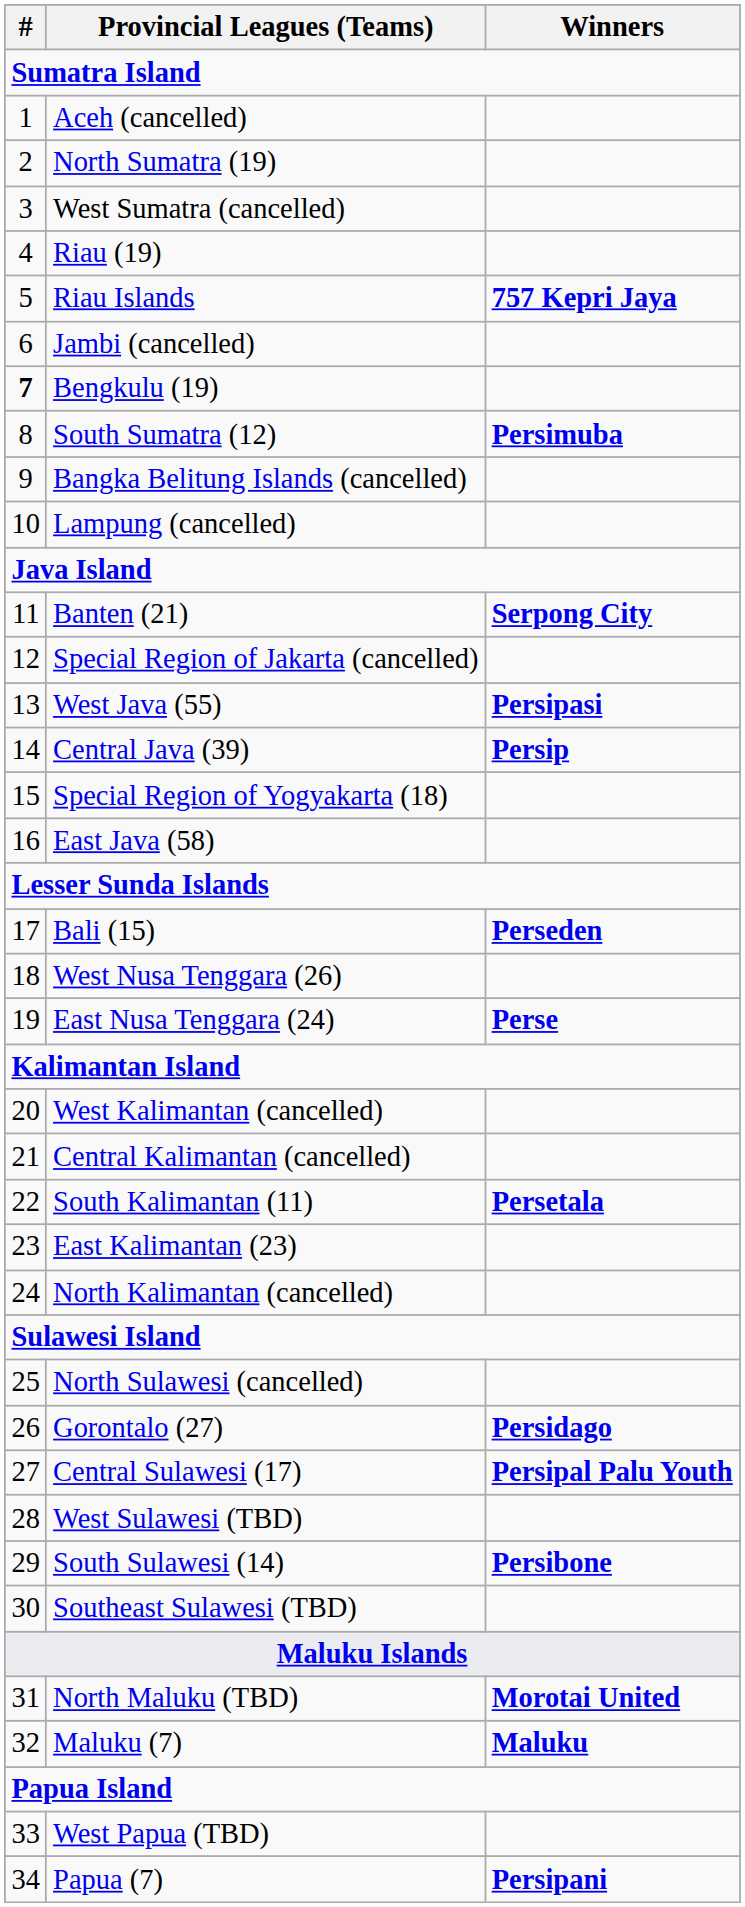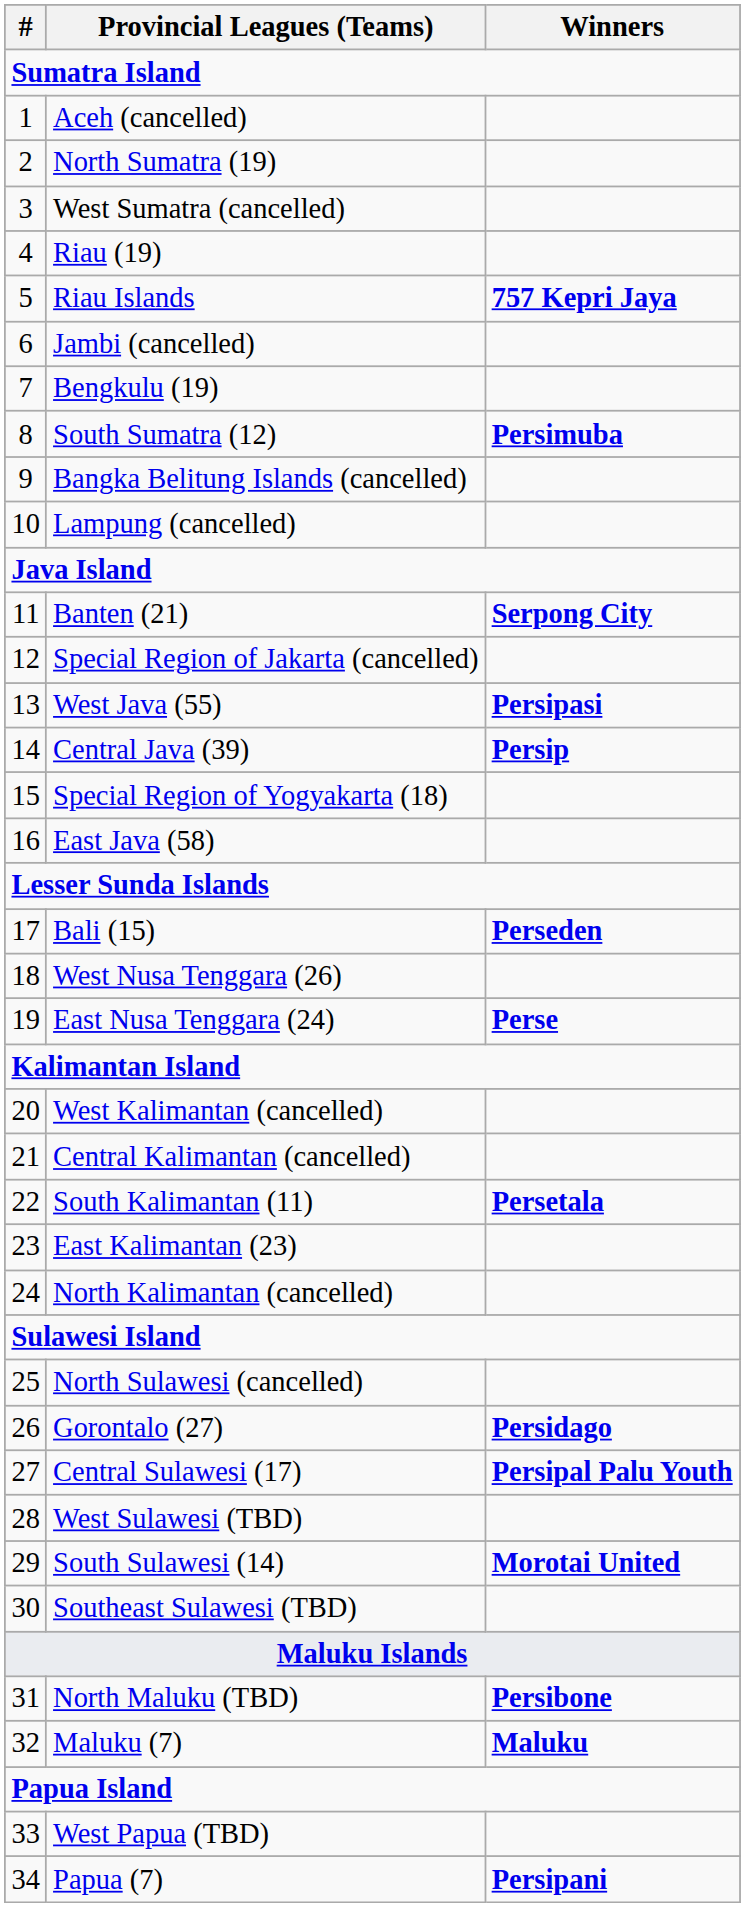(26, 388) bold -> (26, 388) normal
(552, 1562) Persibone -> (586, 1562) Morotai United
(586, 1698) Morotai United -> (552, 1698) Persibone
